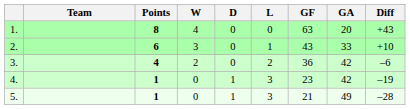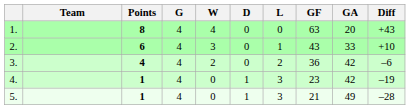+ column: (179, 12)
